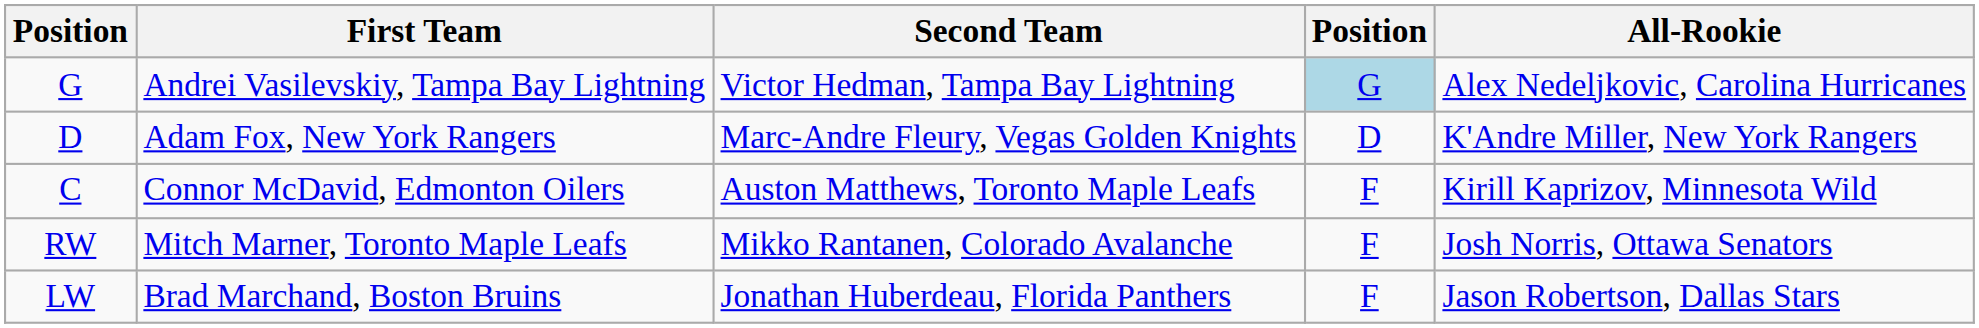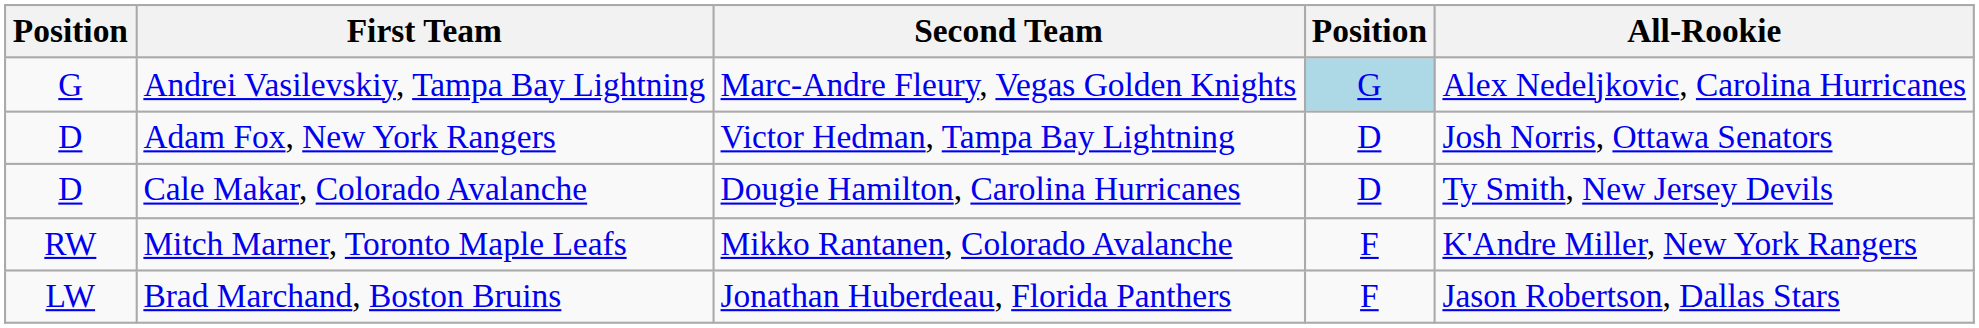(978, 84) Victor Hedman, Tampa Bay Lightning -> (1008, 84) Marc-Andre Fleury, Vegas Golden Knights
(1008, 137) Marc-Andre Fleury, Vegas Golden Knights -> (978, 137) Victor Hedman, Tampa Bay Lightning
(1680, 137) K'Andre Miller, New York Rangers -> (1637, 137) Josh Norris, Ottawa Senators
+ row: (365, 190)
- row: (384, 190)
(1637, 243) Josh Norris, Ottawa Senators -> (1680, 243) K'Andre Miller, New York Rangers
